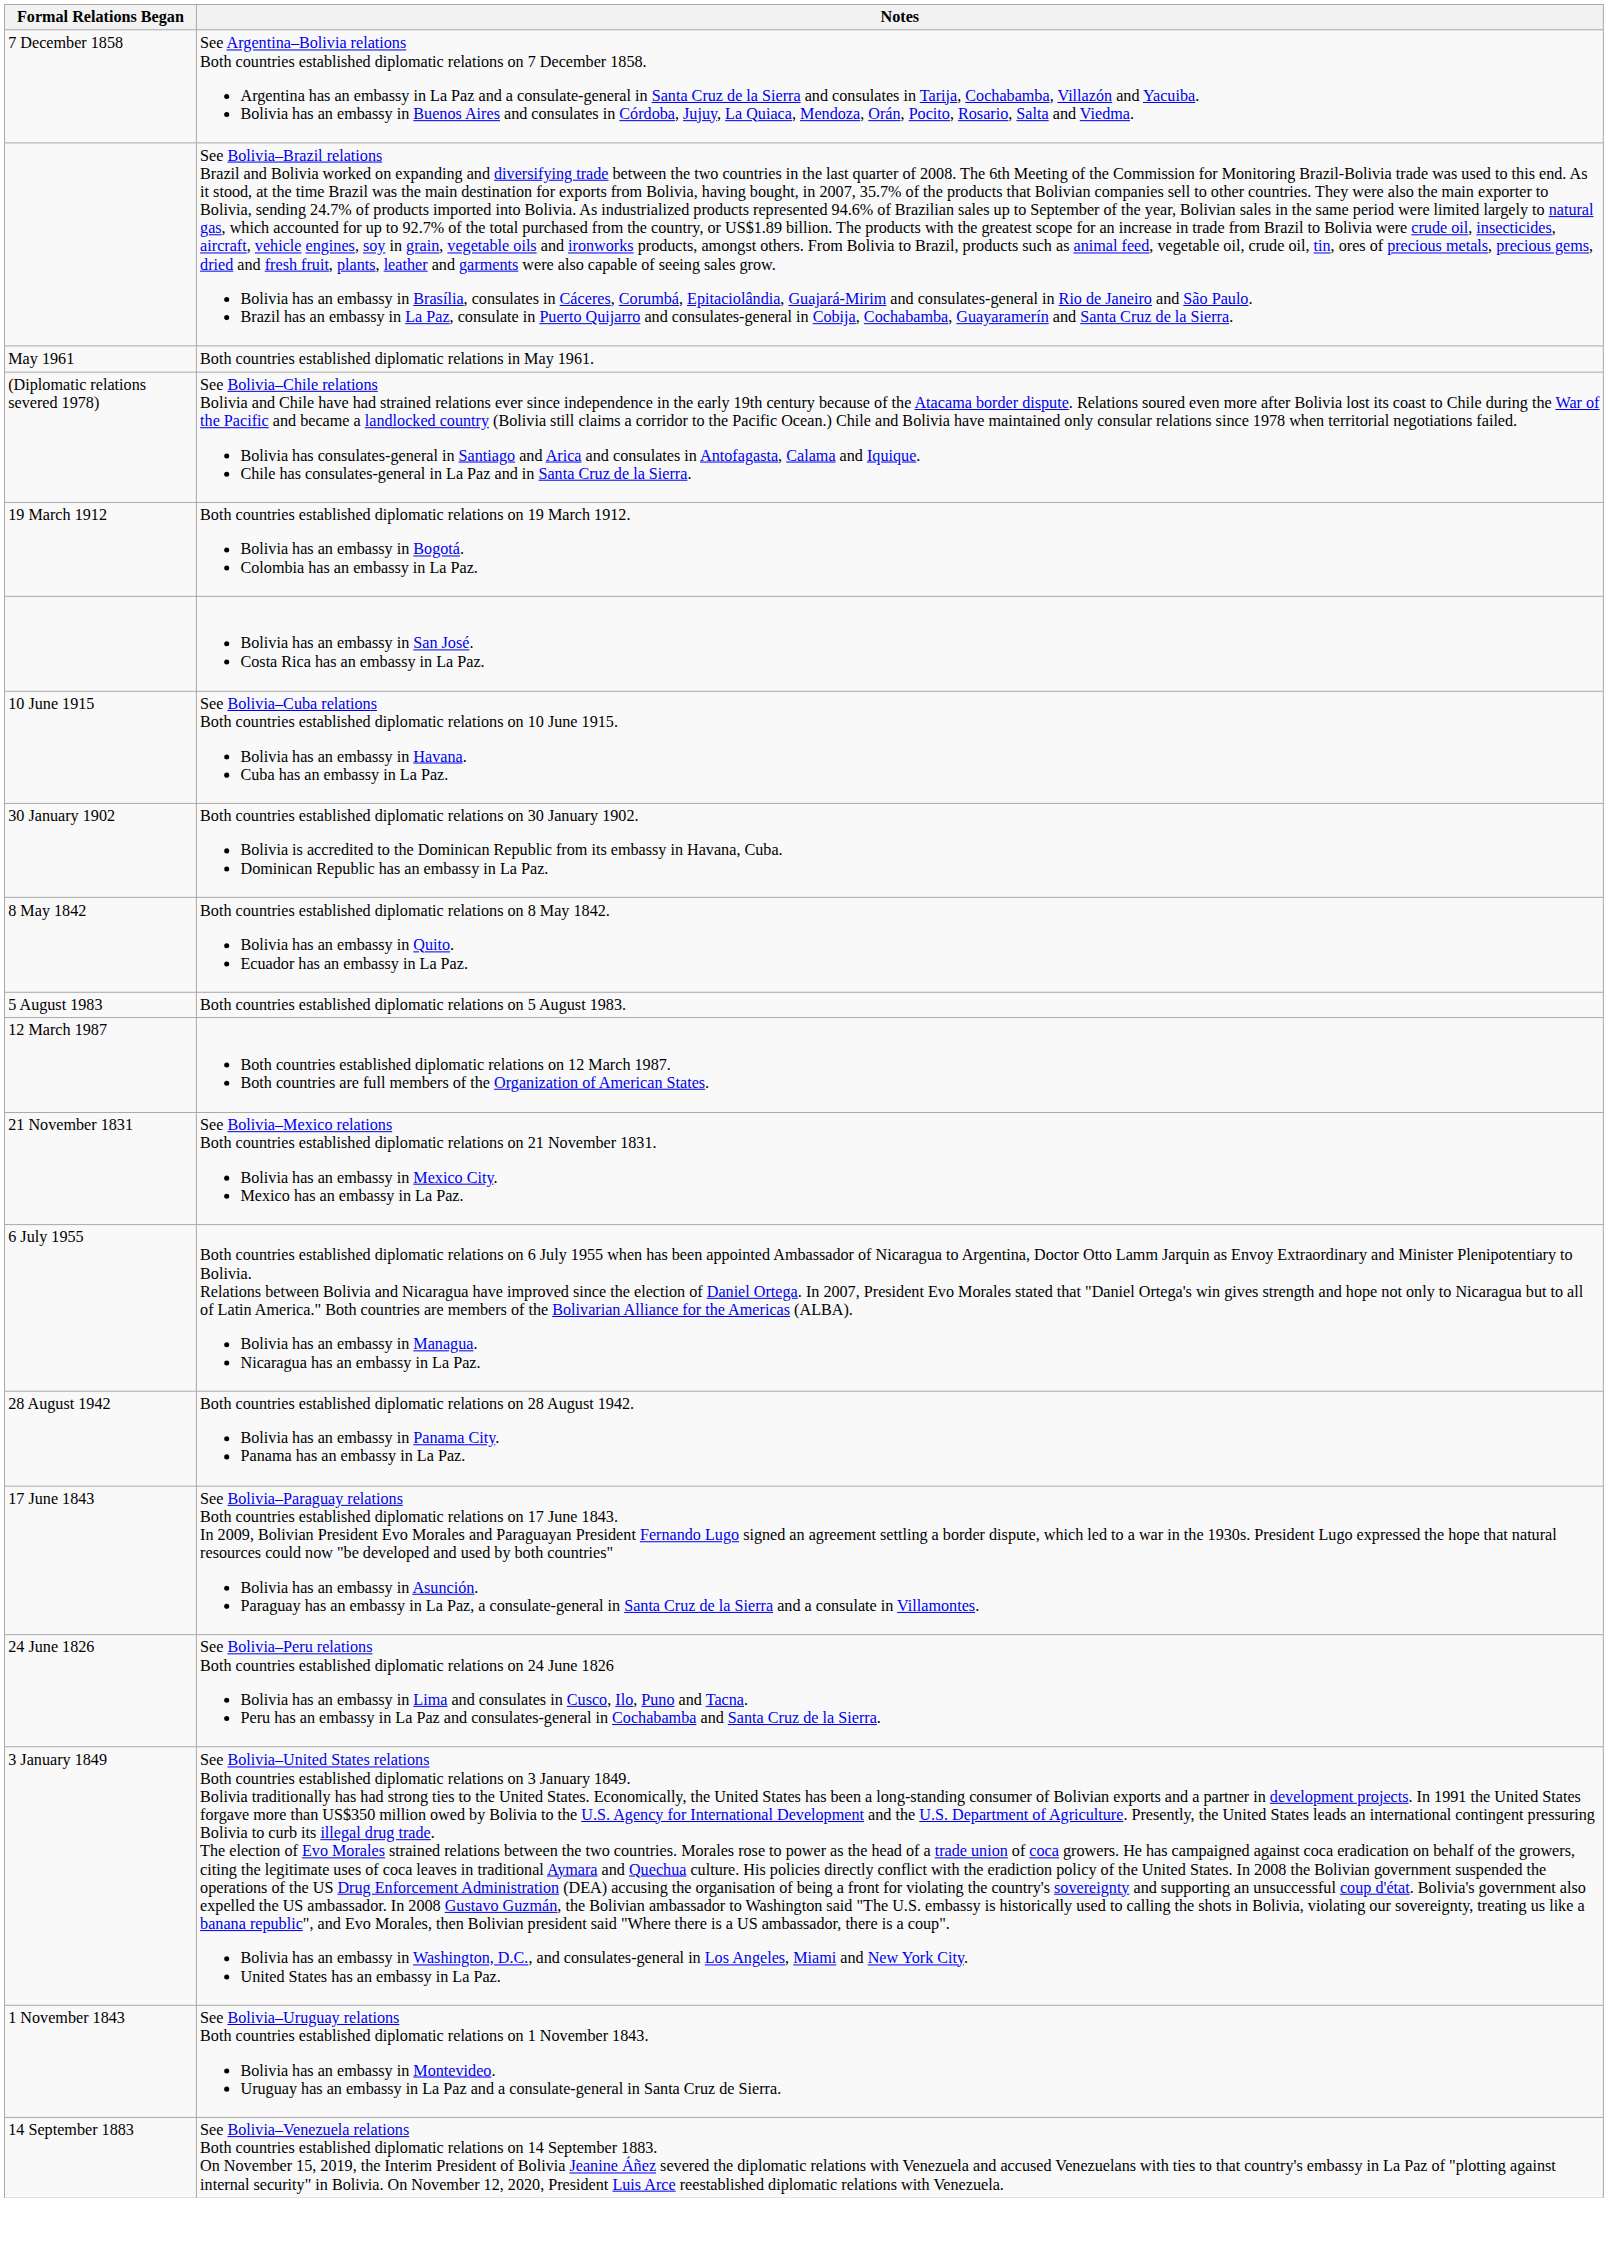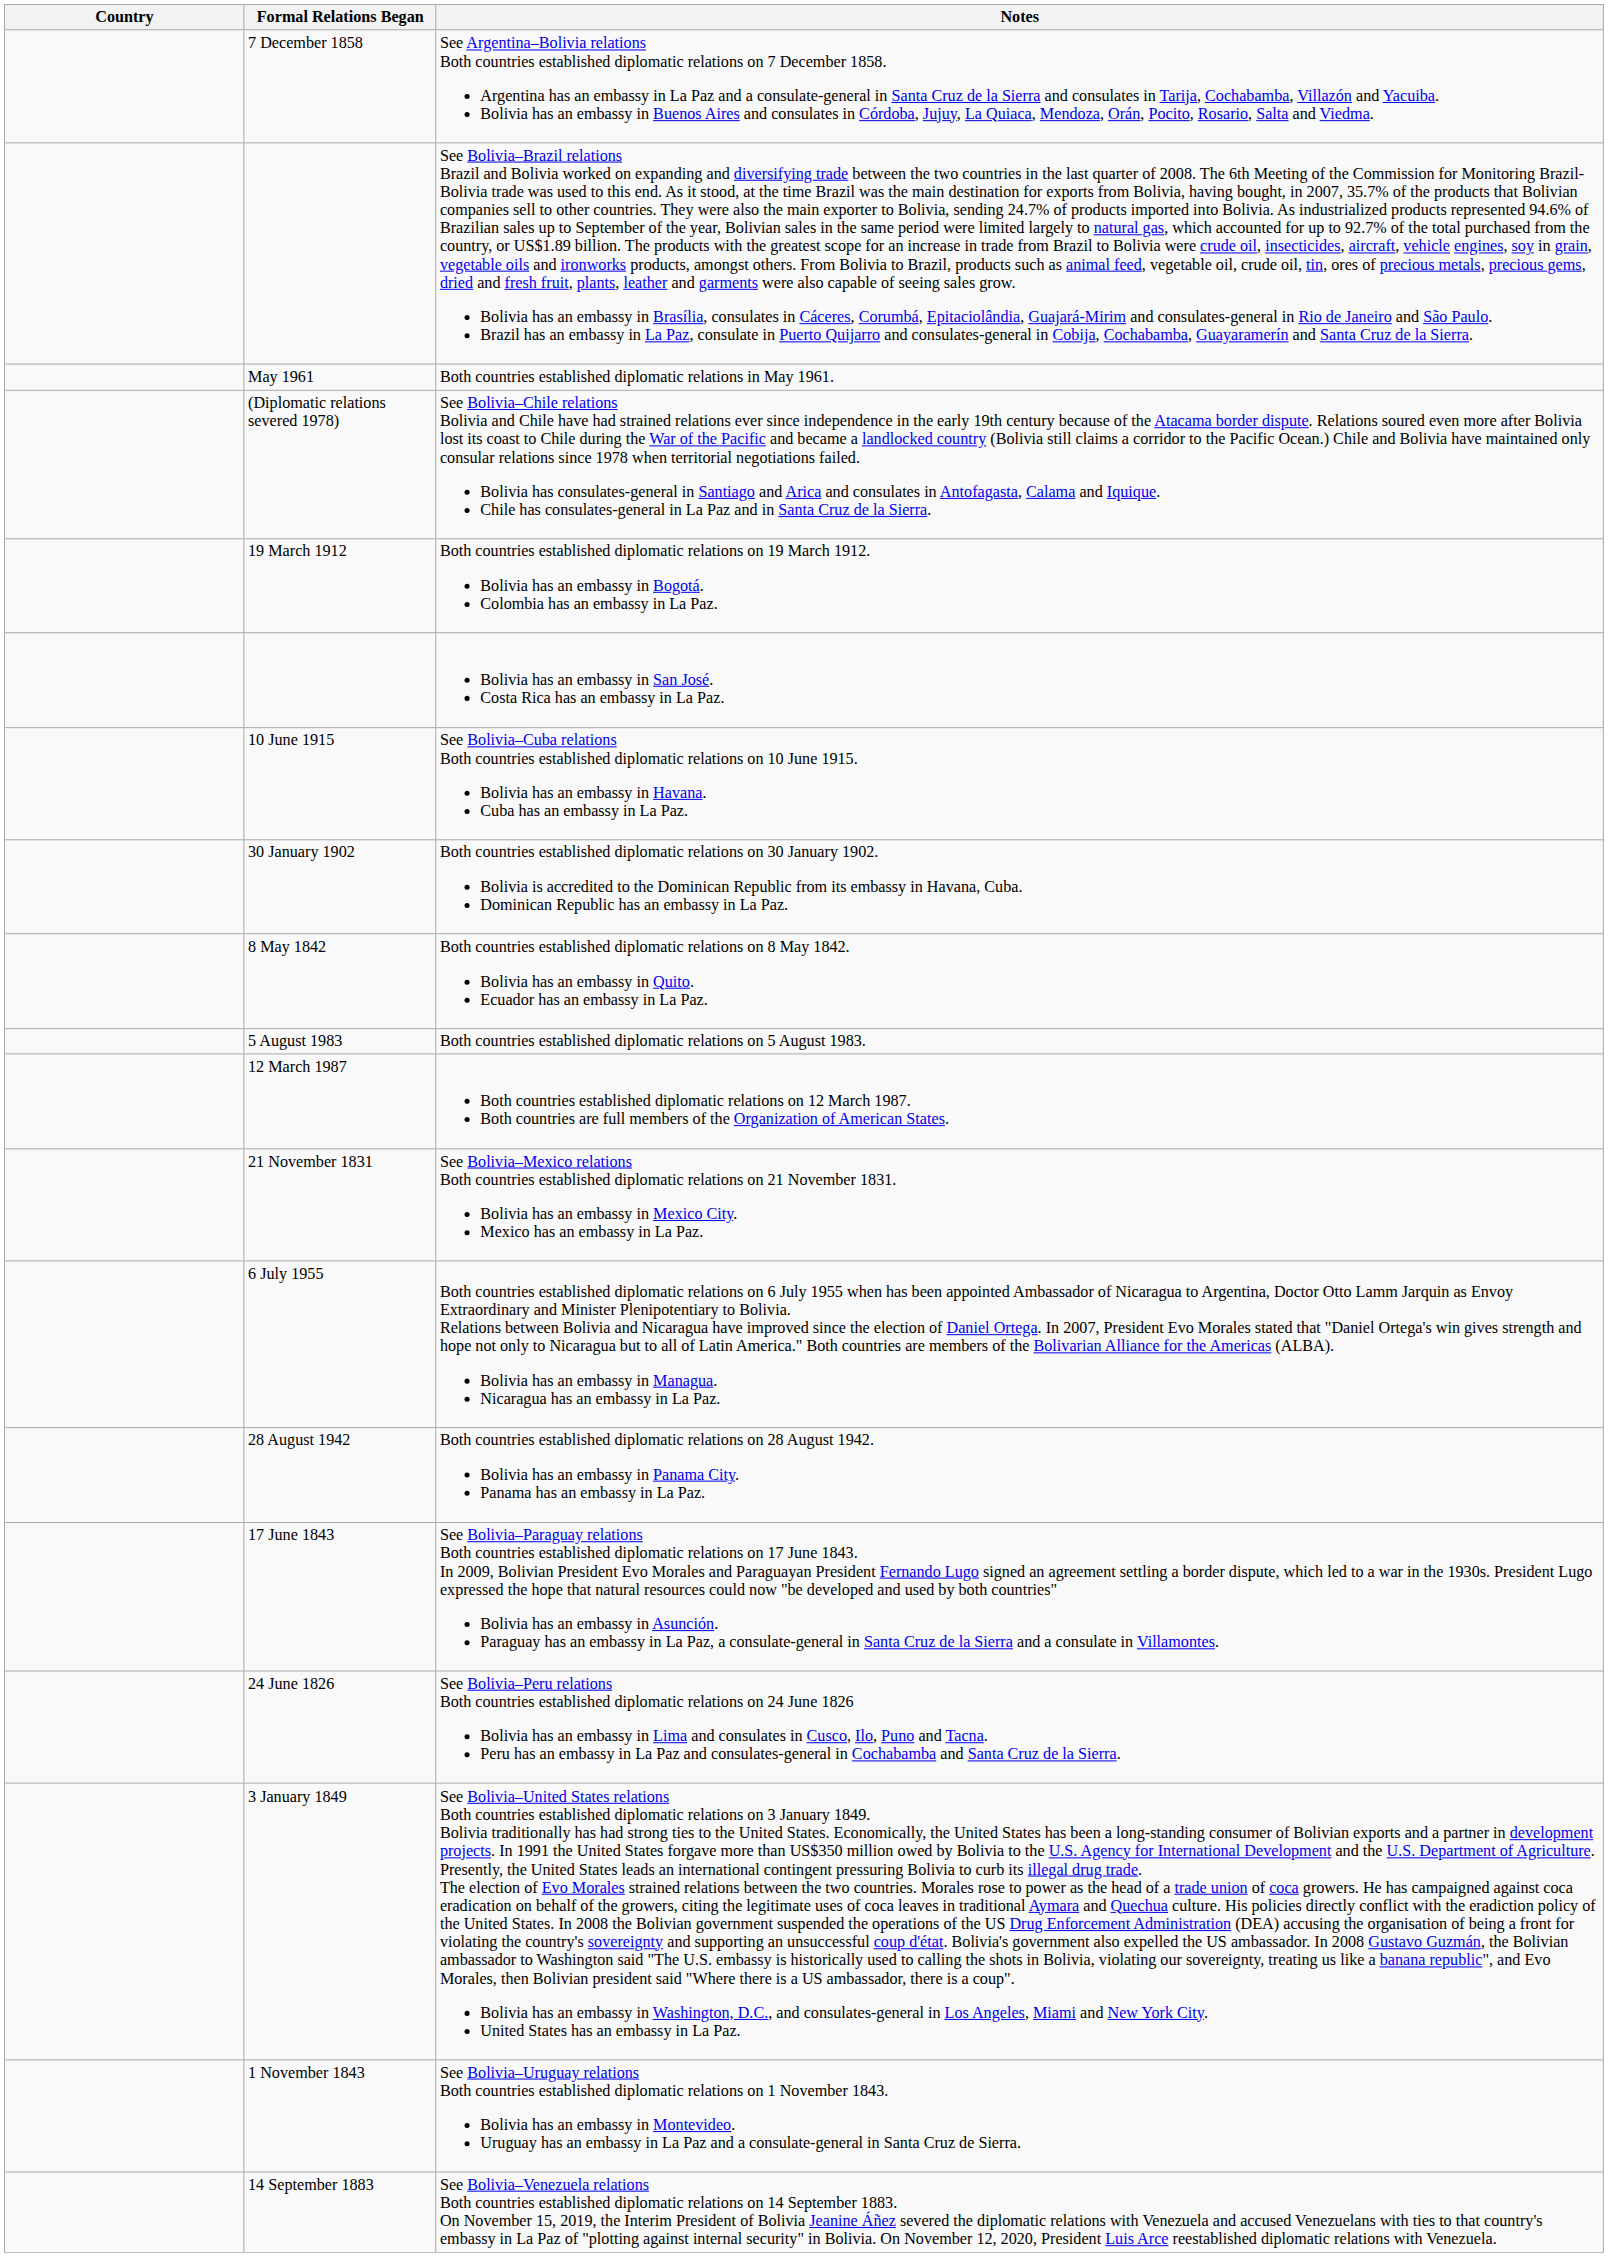+ column: (124, 17)
